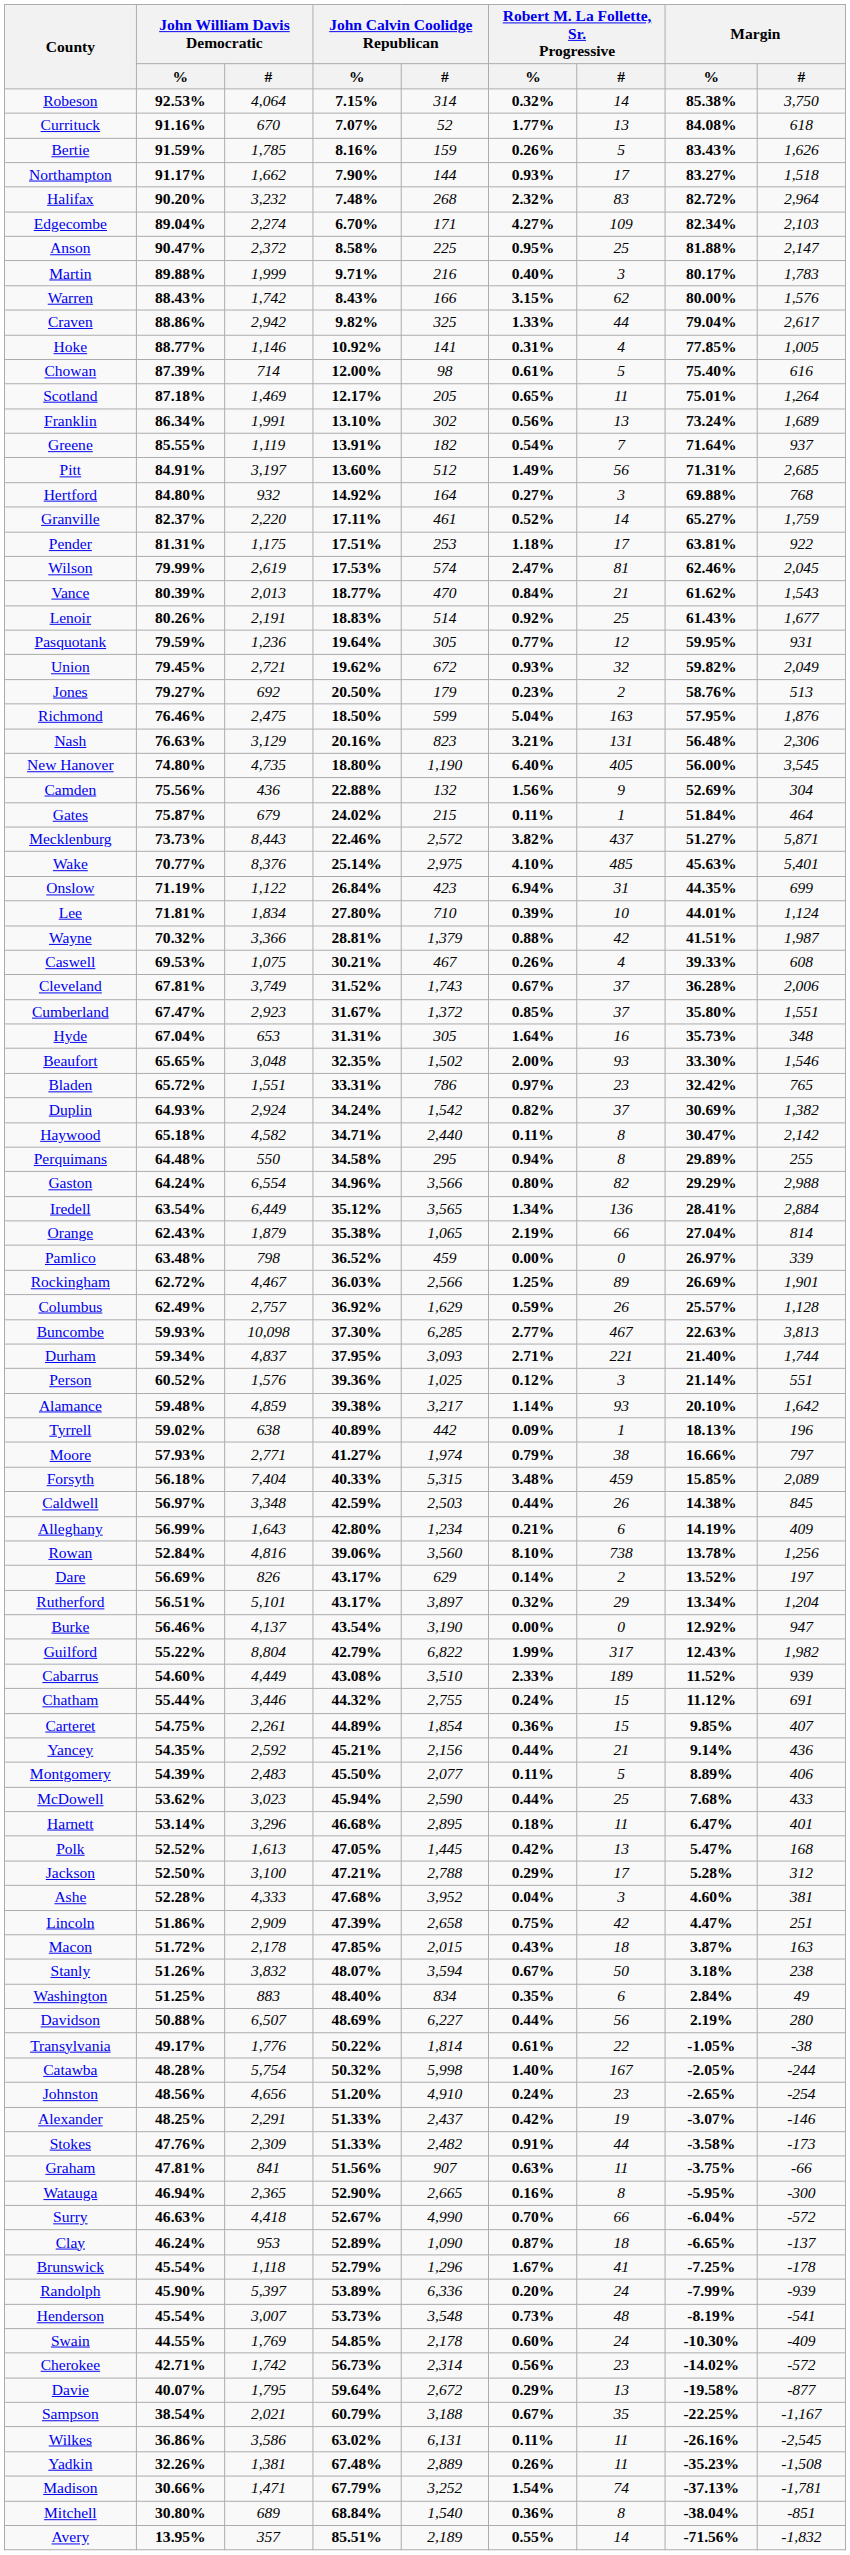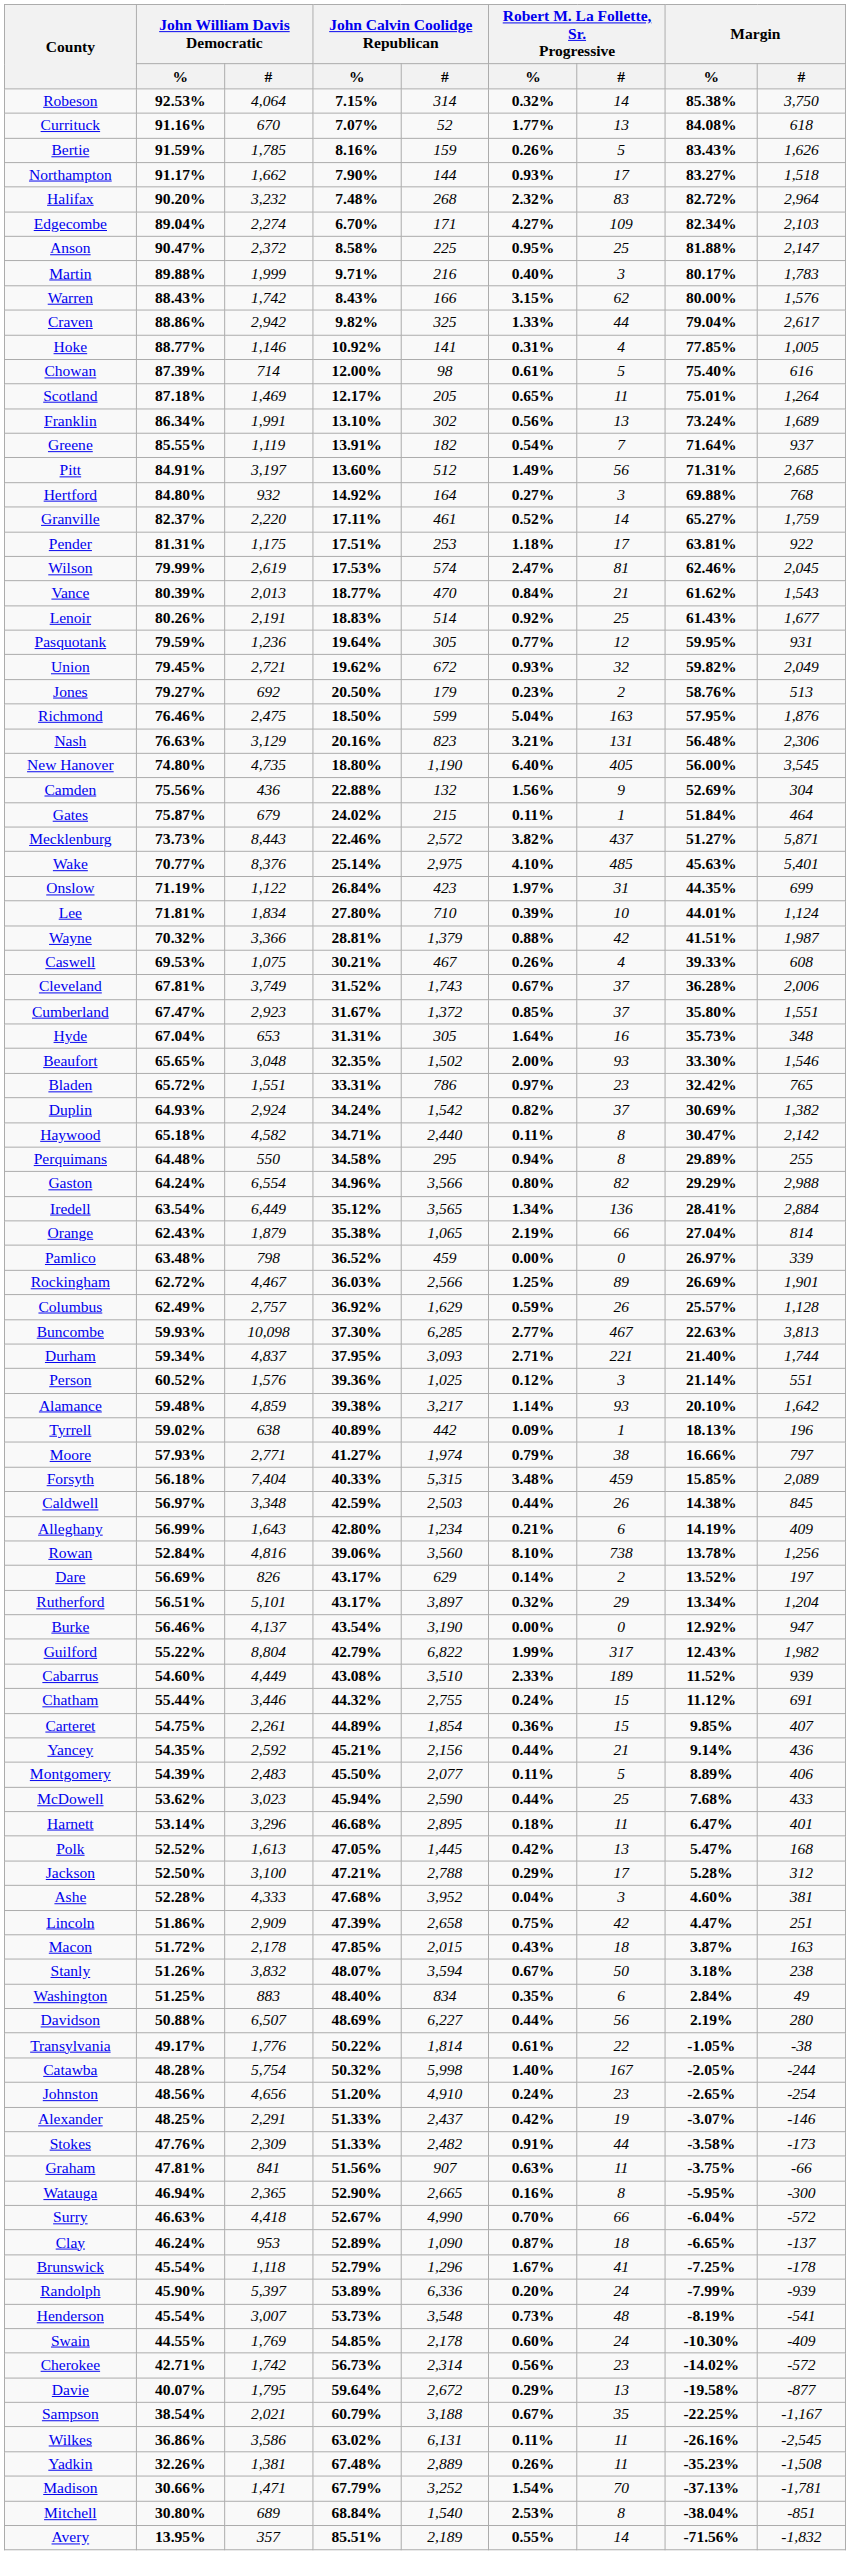(533, 888) 6.94% -> (533, 888) 1.97%
(621, 2488) 74 -> (621, 2488) 70
(533, 2513) 0.36% -> (533, 2513) 2.53%
